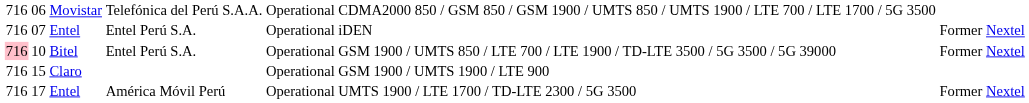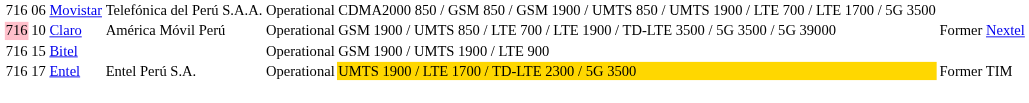- row: (38, 30)
(64, 51) Bitel -> (66, 30) Claro
(151, 51) Entel Perú S.A. -> (165, 30) América Móvil Perú
(66, 71) Claro -> (64, 51) Bitel
(165, 91) América Móvil Perú -> (151, 71) Entel Perú S.A.
(487, 91) no background -> (487, 71) gold background
(982, 91) Former Nextel -> (976, 71) Former TIM
